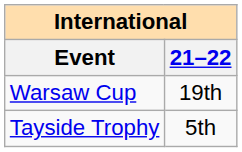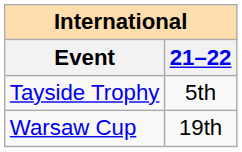rows swapped: (73, 92) <-> (85, 127)
